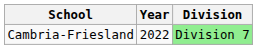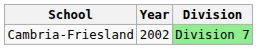(155, 35) 2022 -> (155, 35) 2002
